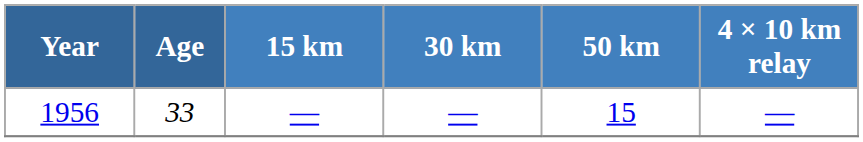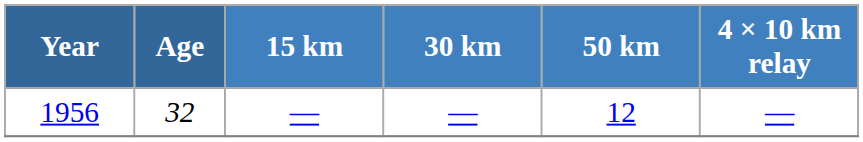(180, 111) 33 -> (180, 111) 32
(621, 111) 15 -> (621, 111) 12
